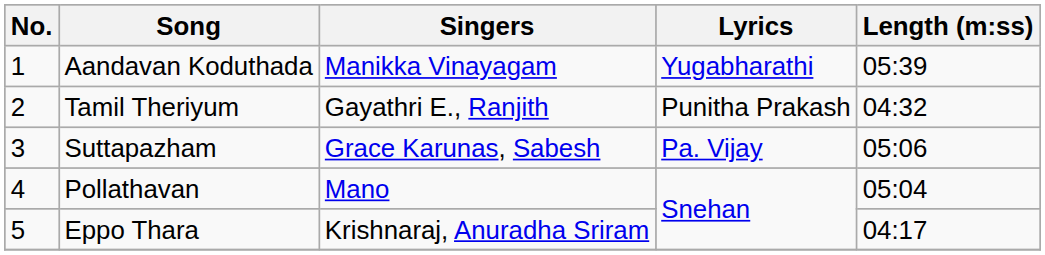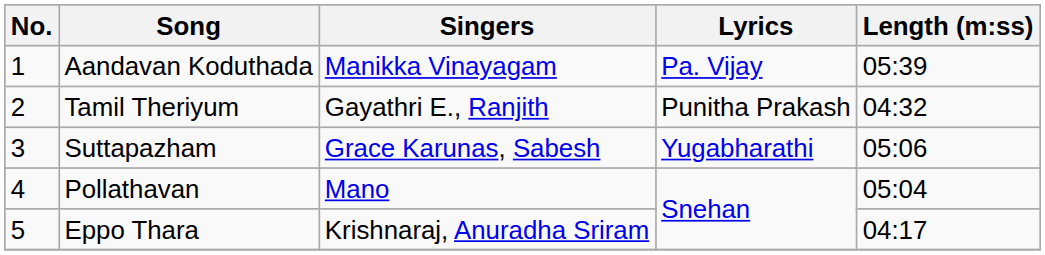(737, 66) Yugabharathi -> (712, 66) Pa. Vijay
(712, 148) Pa. Vijay -> (737, 148) Yugabharathi
